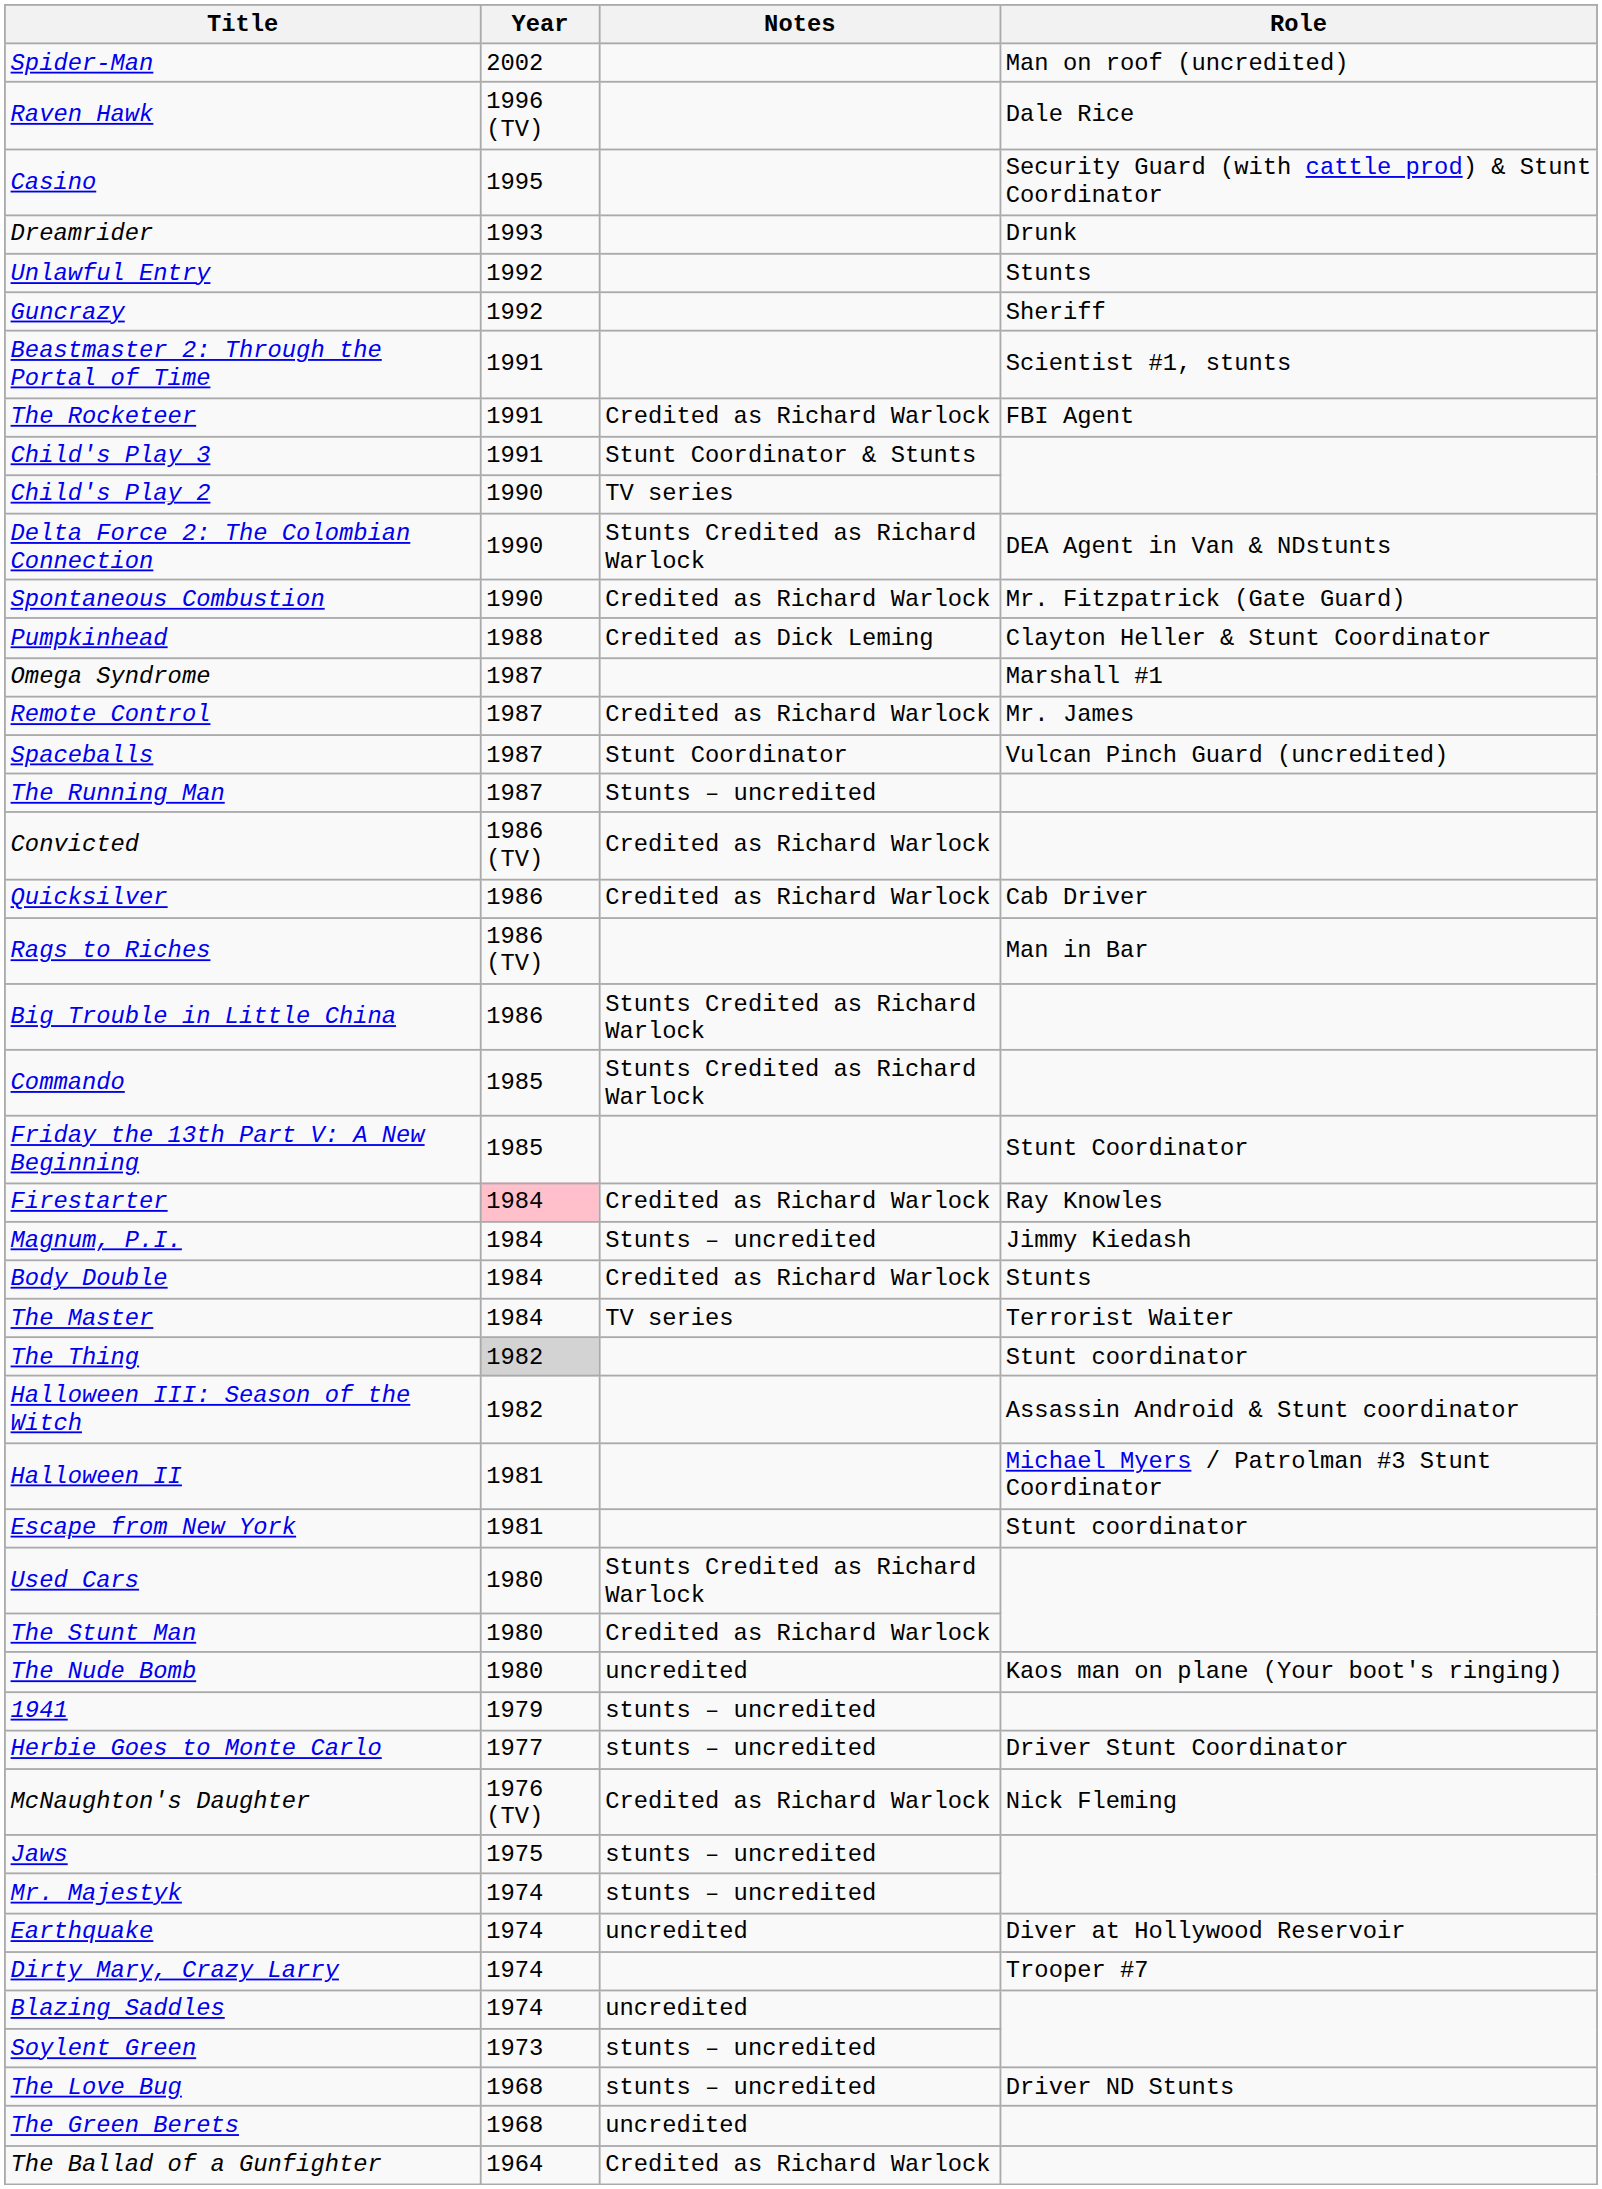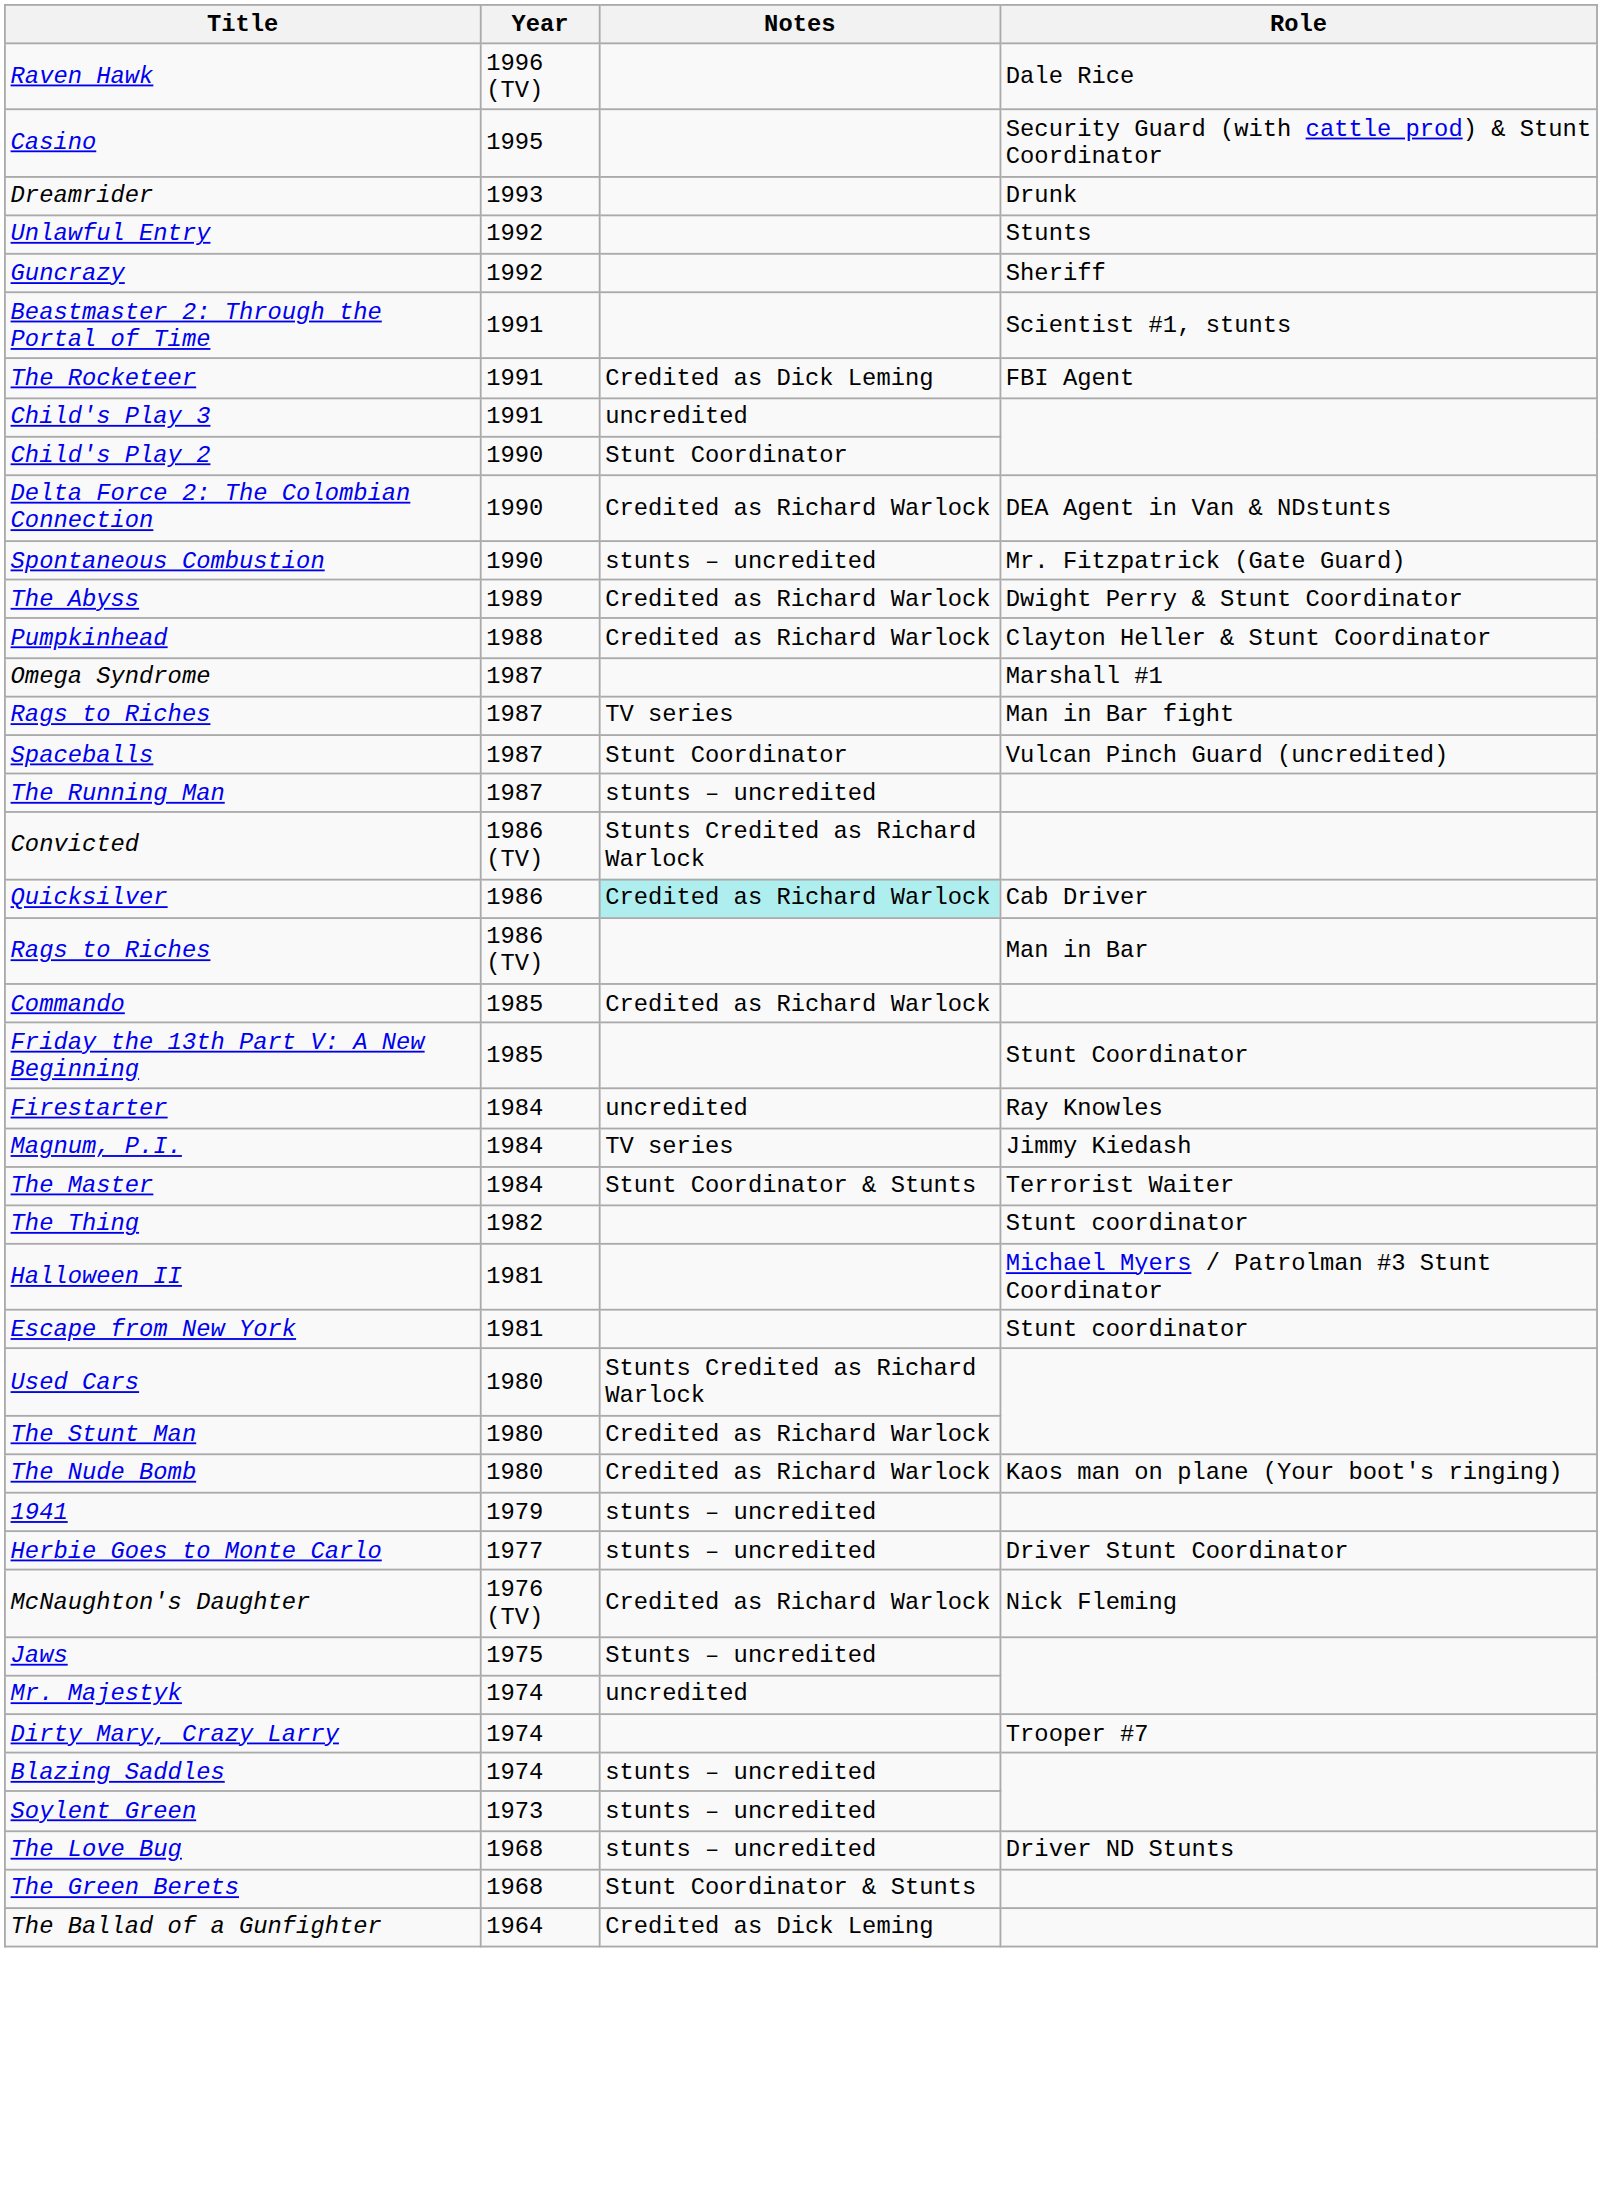- row: (82, 63)
(798, 417) Credited as Richard Warlock -> (769, 378) Credited as Dick Leming
(791, 456) Stunt Coordinator & Stunts -> (677, 417) uncredited
(669, 494) TV series -> (726, 456) Stunt Coordinator
(791, 547) Stunts Credited as Richard Warlock -> (798, 508) Credited as Richard Warlock
(798, 599) Credited as Richard Warlock -> (741, 561) stunts – uncredited
+ row: (75, 599)
(769, 638) Credited as Dick Leming -> (798, 638) Credited as Richard Warlock
+ row: (111, 716)
- row: (111, 716)
(741, 793) Stunts – uncredited -> (741, 793) stunts – uncredited
(798, 846) Credited as Richard Warlock -> (791, 846) Stunts Credited as Richard Warlock
(798, 898) no background -> (798, 898) paleturquoise background
- row: (203, 1017)
(791, 1083) Stunts Credited as Richard Warlock -> (798, 1003) Credited as Richard Warlock
(515, 1202) pink background -> (515, 1108) no background
(798, 1202) Credited as Richard Warlock -> (677, 1108) uncredited
(741, 1241) Stunts – uncredited -> (669, 1147) TV series
- row: (89, 1279)
(669, 1318) TV series -> (791, 1186) Stunt Coordinator & Stunts
(515, 1357) lightgrey background -> (515, 1225) no background
- row: (210, 1409)
(677, 1672) uncredited -> (798, 1473) Credited as Richard Warlock
(741, 1855) stunts – uncredited -> (741, 1656) Stunts – uncredited
(741, 1893) stunts – uncredited -> (677, 1695) uncredited
- row: (82, 1932)
(677, 2010) uncredited -> (741, 1772) stunts – uncredited
(677, 2126) uncredited -> (791, 1888) Stunt Coordinator & Stunts
(798, 2165) Credited as Richard Warlock -> (769, 1927) Credited as Dick Leming
